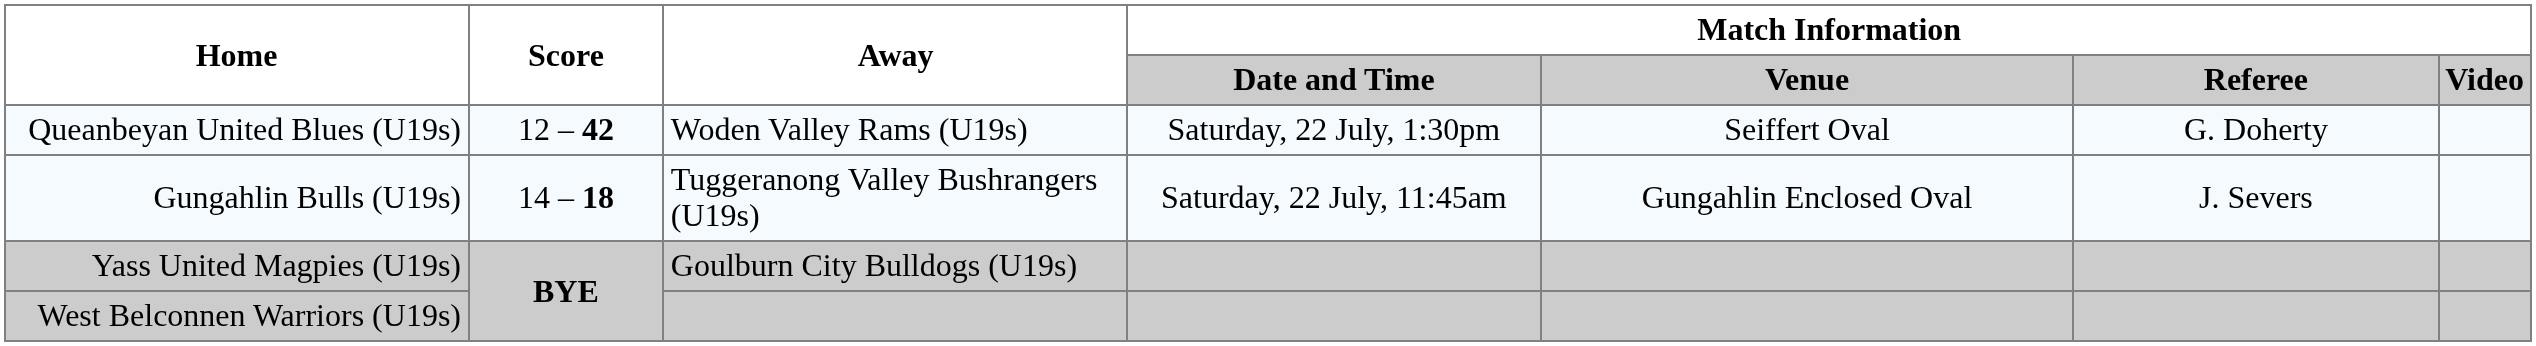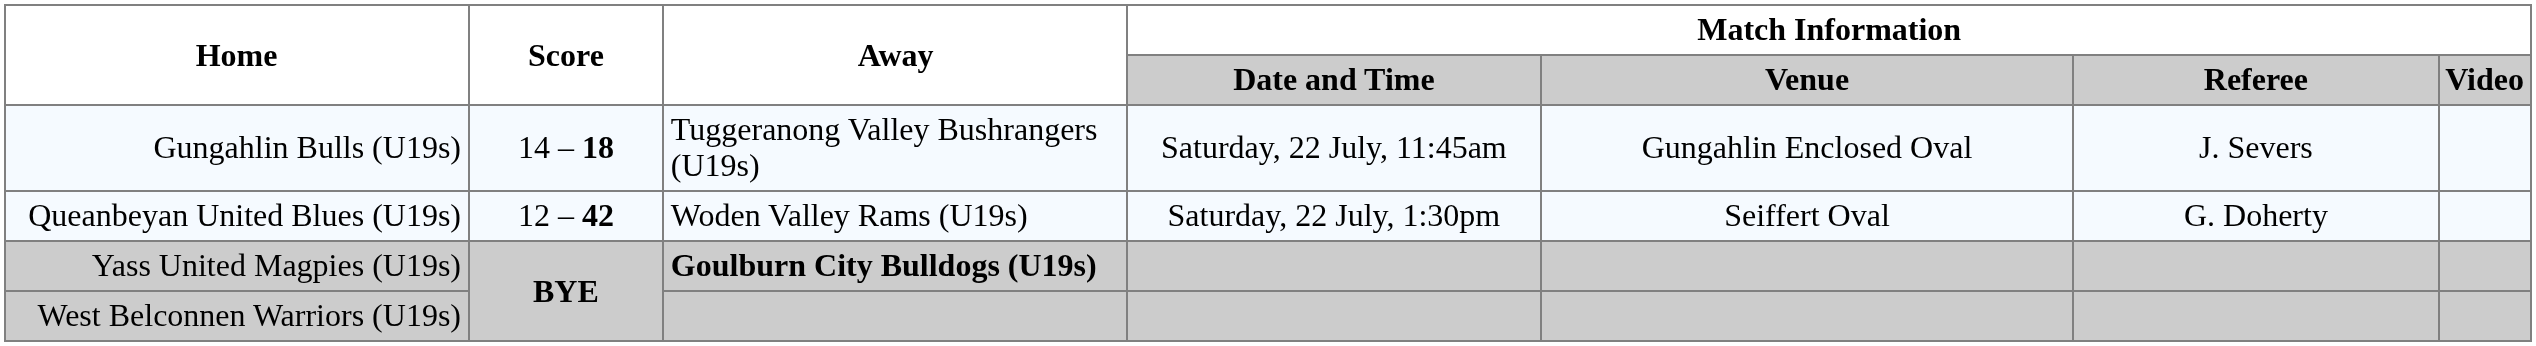rows swapped: (307, 197) <-> (245, 129)
(874, 265) normal -> (884, 265) bold
